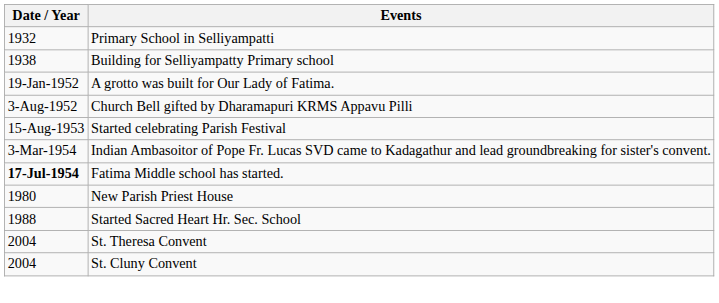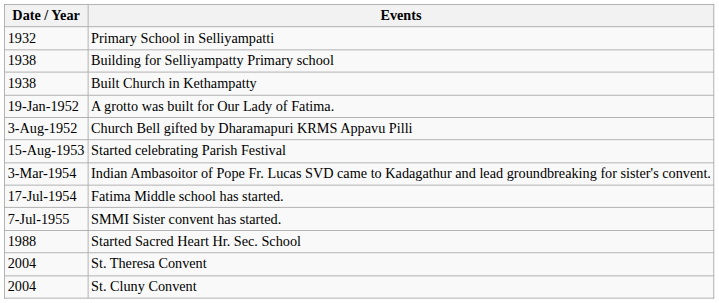+ row: (174, 83)
(43, 173) bold -> (42, 196) normal
+ row: (186, 219)
- row: (162, 196)
